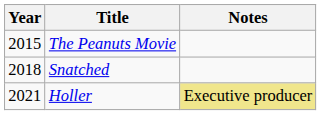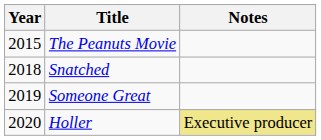+ row: (100, 95)
(25, 95) 2021 -> (25, 122) 2020
